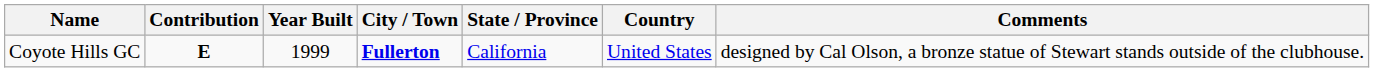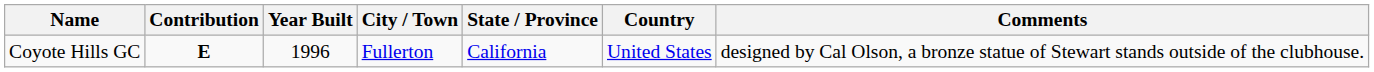(310, 50) 1999 -> (310, 50) 1996
(401, 50) bold -> (397, 50) normal
